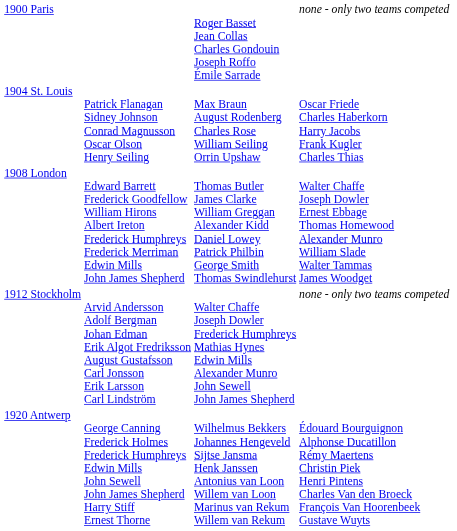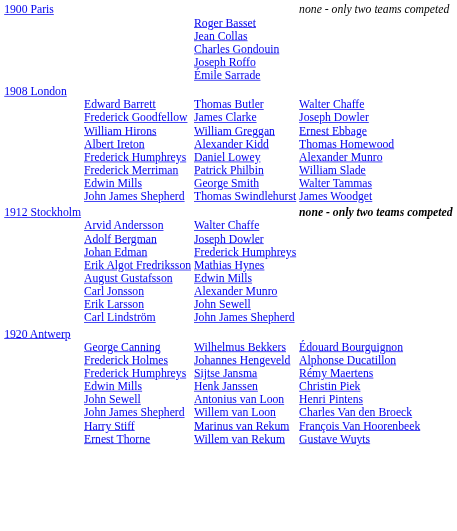- row: (38, 91)
(374, 294) normal -> (376, 212) bold
